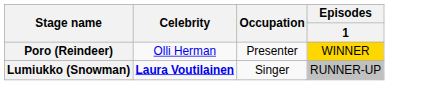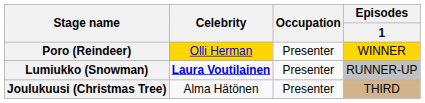(185, 51) no background -> (221, 51) gold background
(272, 70) Singer -> (308, 70) Presenter
+ row: (87, 88)
